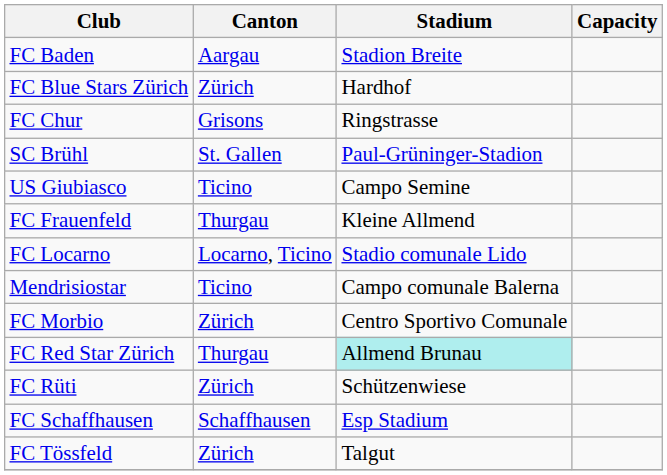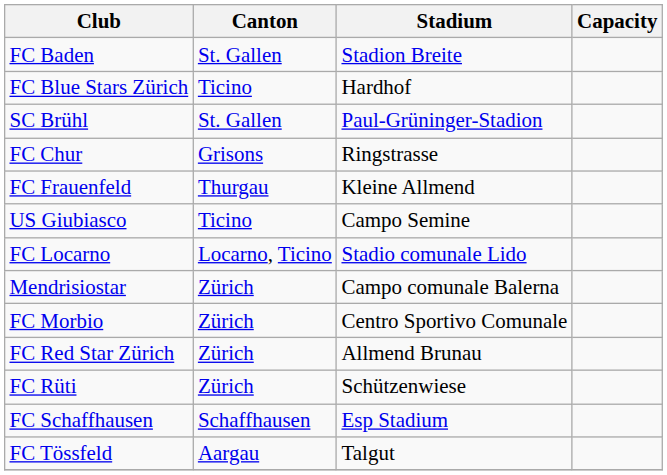(229, 54) Aargau -> (240, 54) St. Gallen
(226, 87) Zürich -> (225, 87) Ticino
rows swapped: (49, 154) <-> (46, 120)
rows swapped: (70, 220) <-> (68, 187)
(225, 287) Ticino -> (226, 287) Zürich
(233, 353) Thurgau -> (226, 353) Zürich
(412, 353) paleturquoise background -> (412, 353) no background
(226, 453) Zürich -> (229, 453) Aargau
